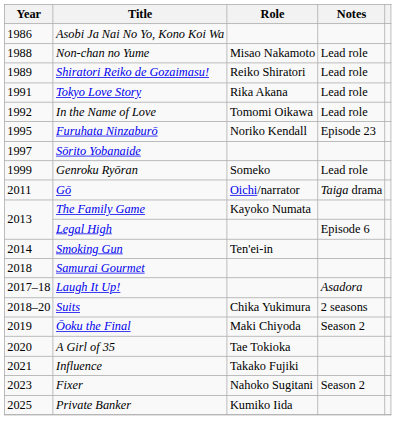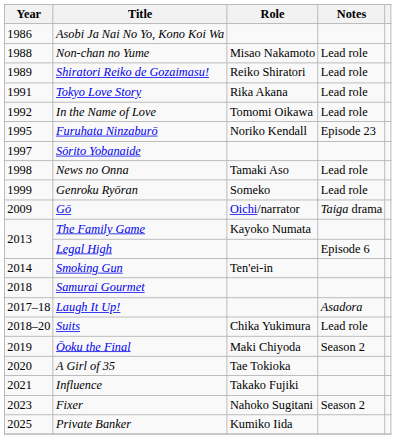+ row: (92, 170)
(19, 190) 2011 -> (20, 209) 2009
(344, 307) 2 seasons -> (344, 326) Lead role
